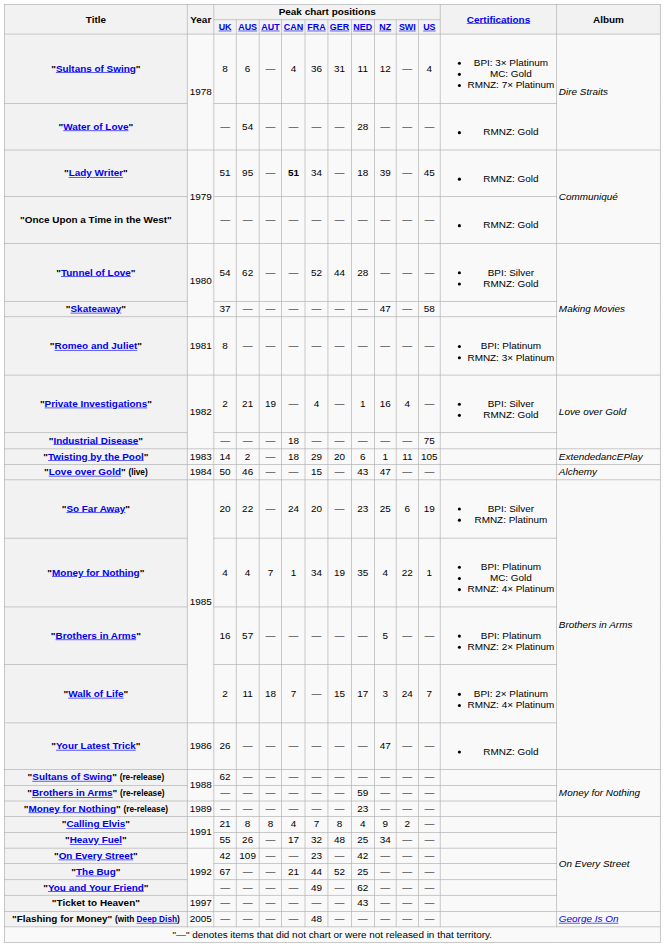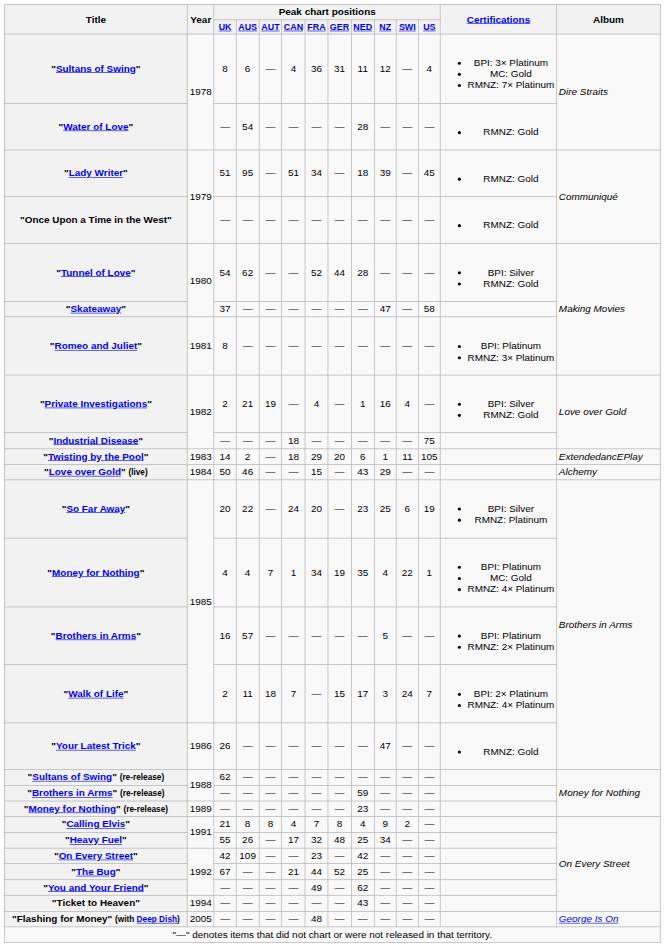(293, 173) bold -> (293, 173) normal
(385, 472) 47 -> (385, 472) 29
(201, 903) 1997 -> (201, 903) 1994
